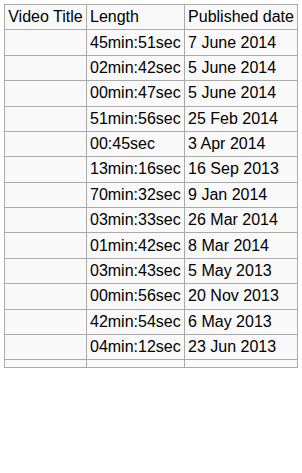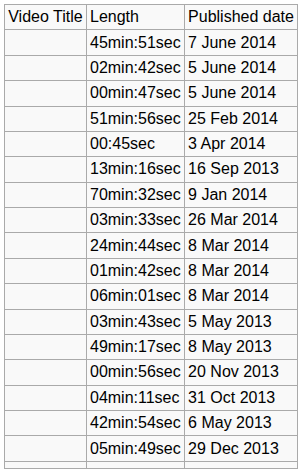+ row: (135, 245)
+ row: (135, 296)
+ row: (135, 347)
+ row: (135, 397)
+ row: (135, 448)
- row: (135, 347)
